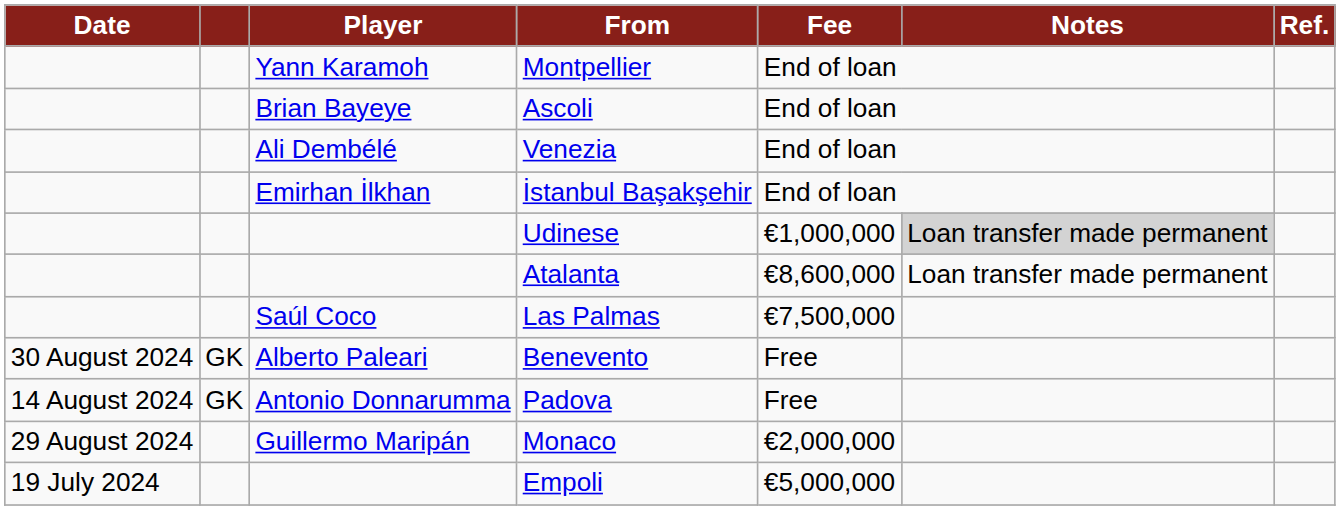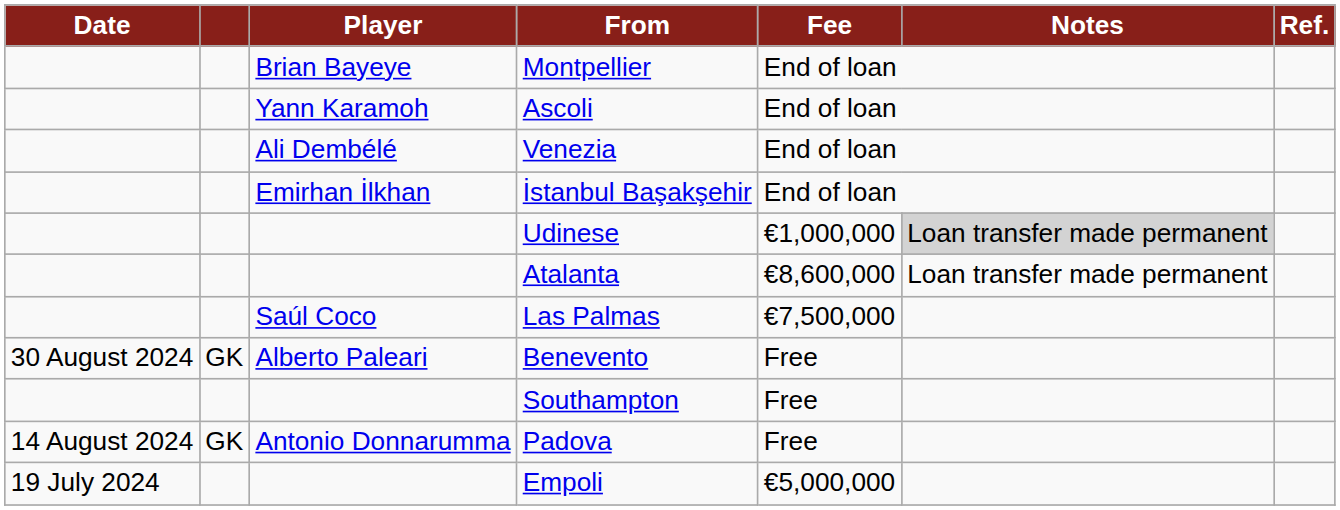(342, 66) Yann Karamoh -> (333, 66) Brian Bayeye
(333, 108) Brian Bayeye -> (342, 108) Yann Karamoh
+ row: (601, 399)
- row: (569, 441)
